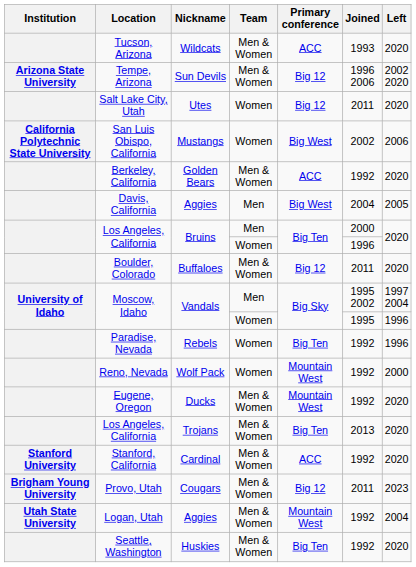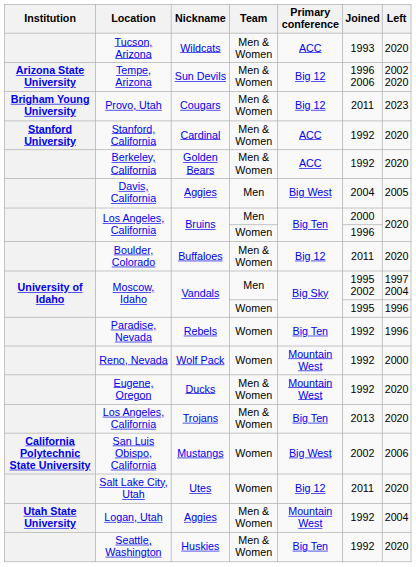rows swapped: (133, 488) <-> (133, 106)
rows swapped: (133, 141) <-> (133, 459)
